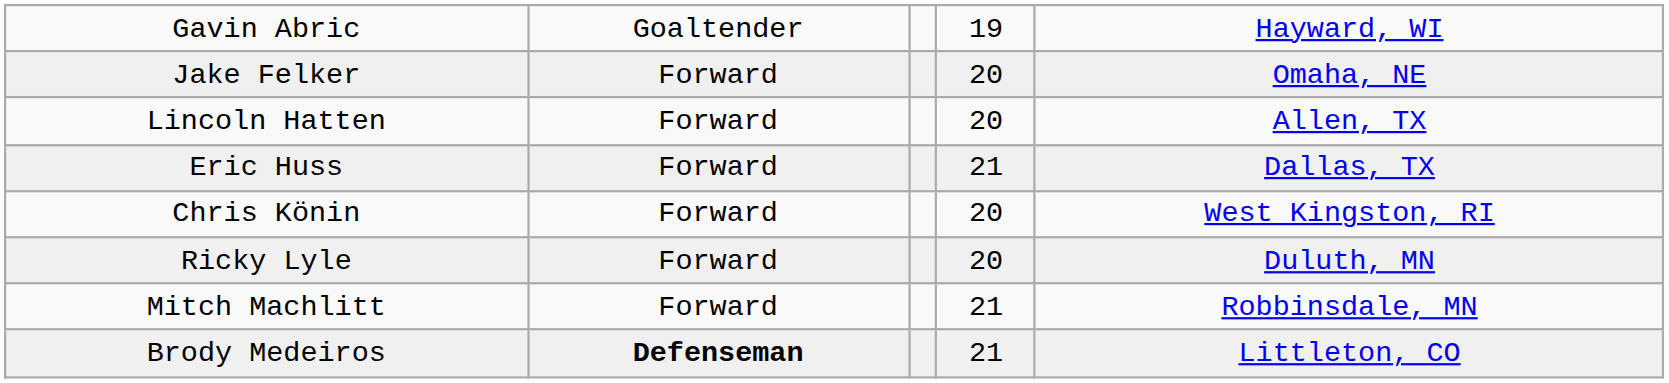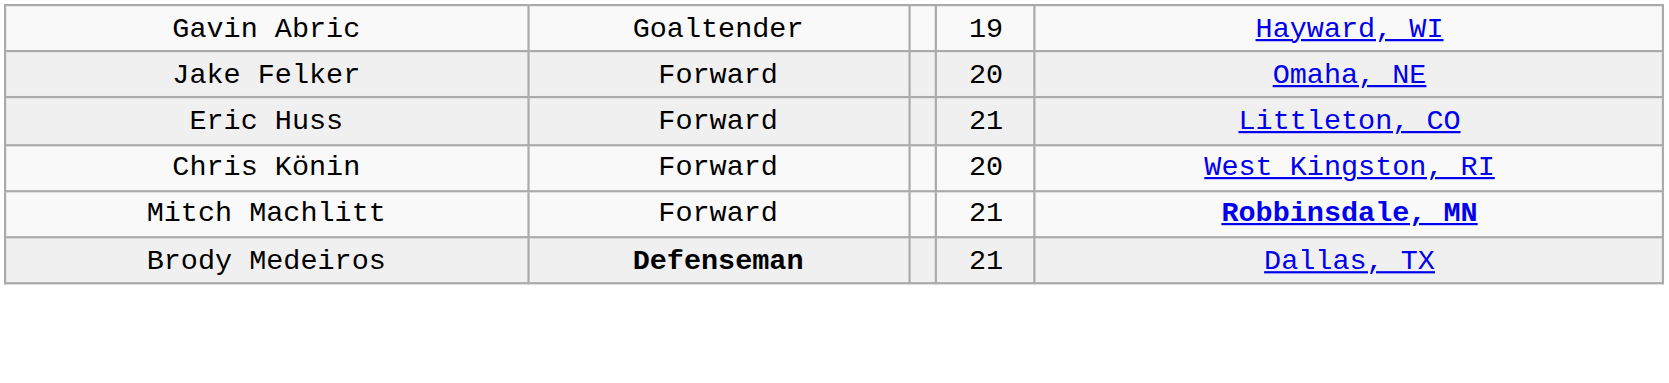- row: (266, 121)
(1350, 167) Dallas, TX -> (1350, 121) Littleton, CO
- row: (266, 260)
(1350, 307) normal -> (1350, 214) bold
(1350, 353) Littleton, CO -> (1350, 260) Dallas, TX
